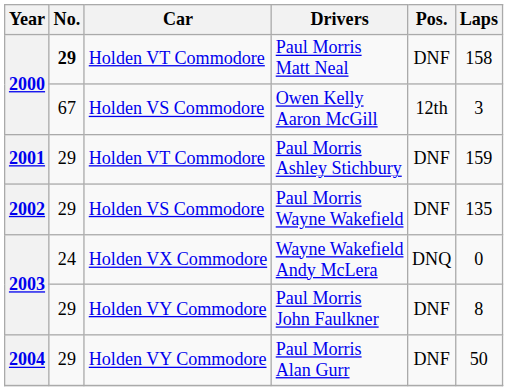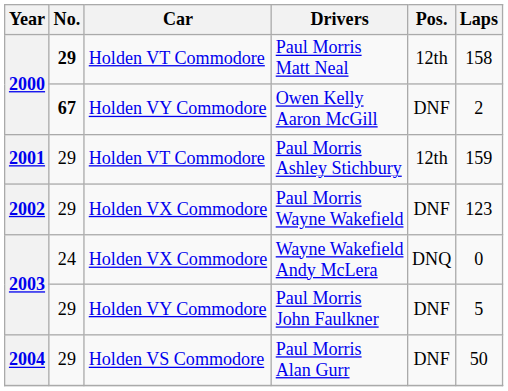(432, 58) DNF -> (432, 58) 12th
(67, 108) normal -> (67, 108) bold
(176, 108) Holden VS Commodore -> (178, 108) Holden VY Commodore
(432, 108) 12th -> (432, 108) DNF
(479, 108) 3 -> (479, 108) 2
(432, 159) DNF -> (432, 159) 12th
(176, 209) Holden VS Commodore -> (178, 209) Holden VX Commodore
(479, 209) 135 -> (479, 209) 123
(479, 309) 8 -> (479, 309) 5
(178, 359) Holden VY Commodore -> (176, 359) Holden VS Commodore
